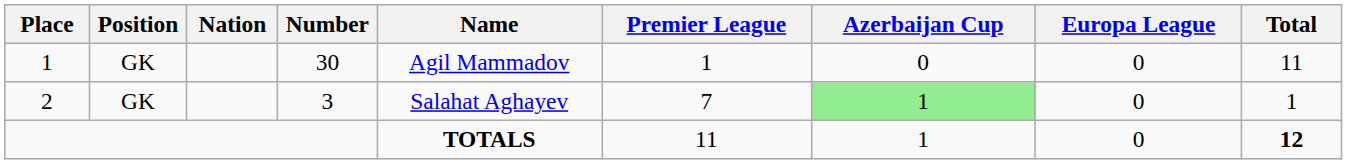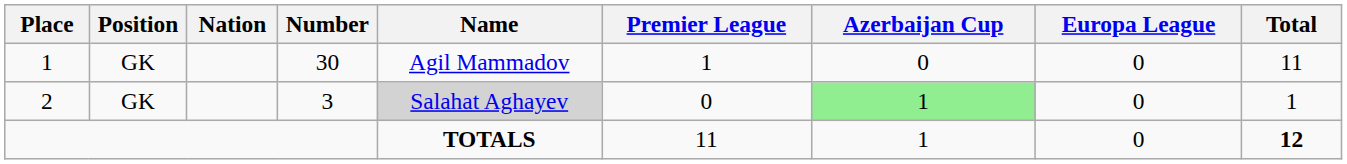(489, 101) no background -> (489, 101) lightgrey background
(706, 101) 7 -> (706, 101) 0
